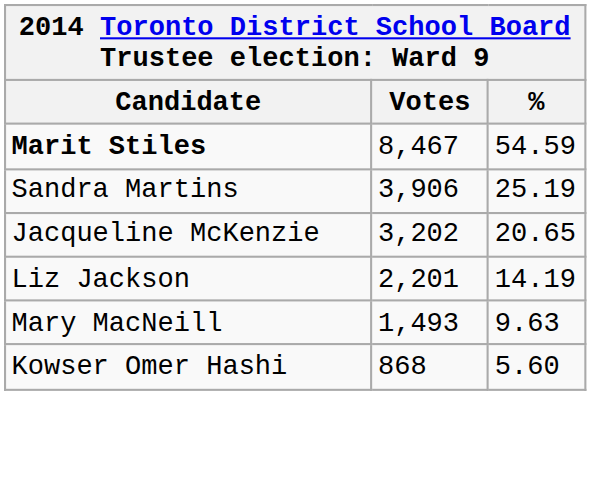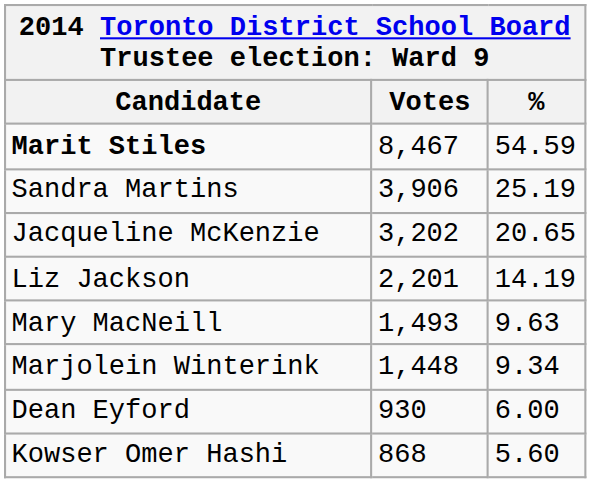+ row: (166, 367)
+ row: (101, 411)
